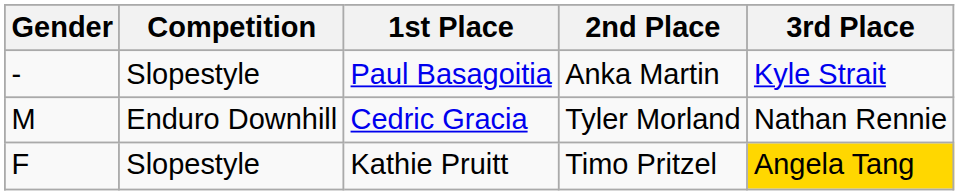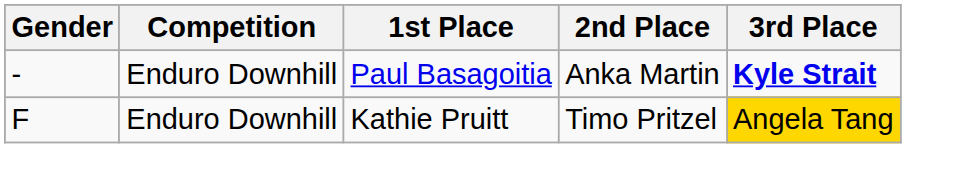(193, 73) Slopestyle -> (232, 73) Enduro Downhill
(820, 73) normal -> (805, 73) bold
- row: (439, 119)
(193, 165) Slopestyle -> (232, 119) Enduro Downhill
